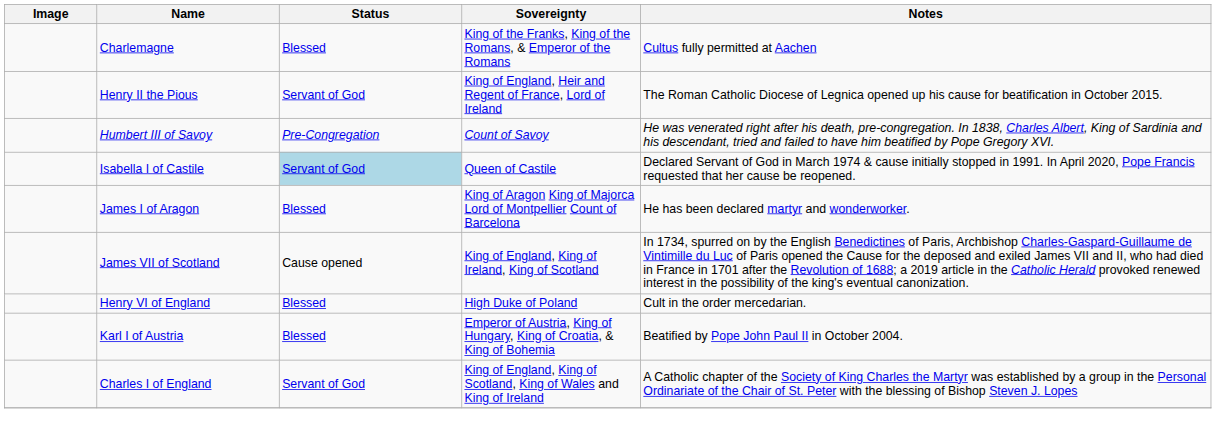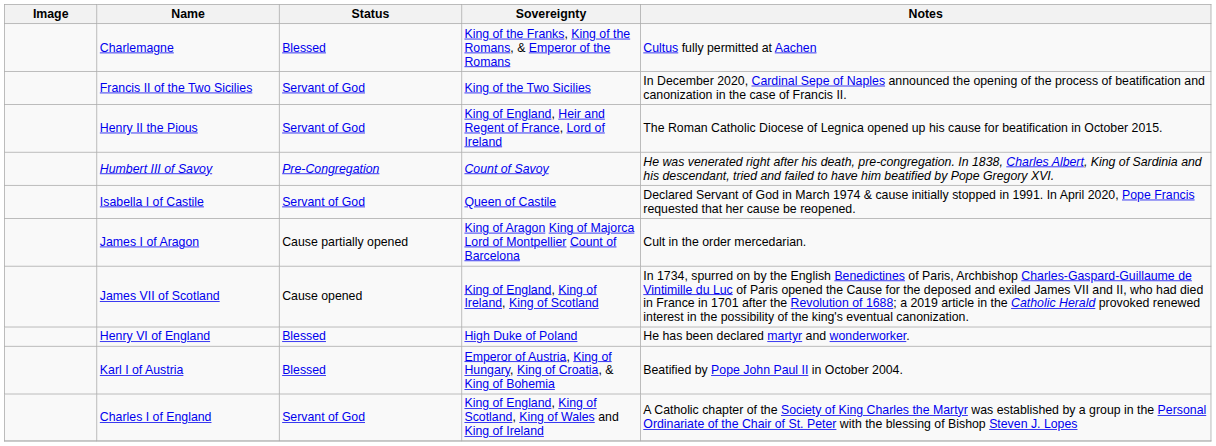+ row: (176, 87)
(324, 168) lightblue background -> (324, 202) no background
(304, 208) Blessed -> (345, 242) Cause partially opened
(776, 208) He has been declared martyr and wonderworker. -> (725, 242) Cult in the order mercedarian.
(725, 303) Cult in the order mercedarian. -> (776, 336) He has been declared martyr and wonderworker.
